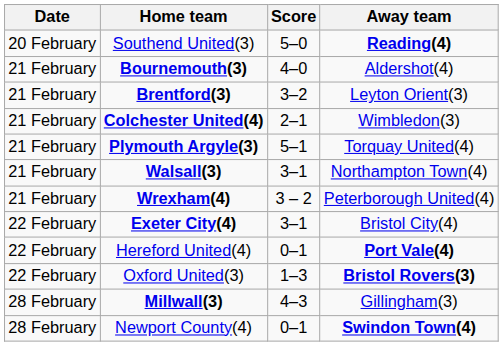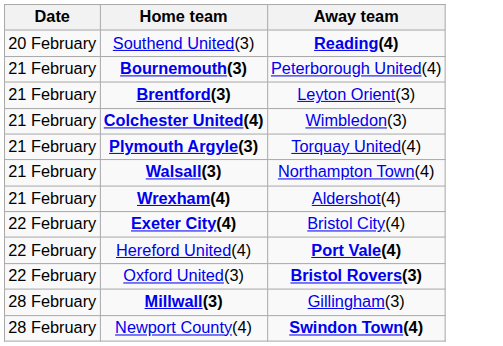- column: (294, 17)
(409, 69) Aldershot(4) -> (356, 69) Peterborough United(4)
(409, 198) Peterborough United(4) -> (356, 198) Aldershot(4)
